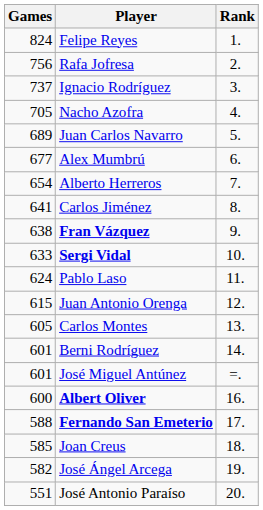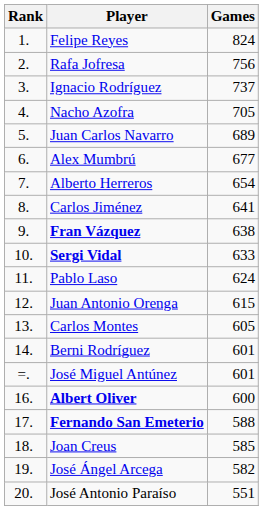columns swapped: (237, 16) <-> (30, 16)
